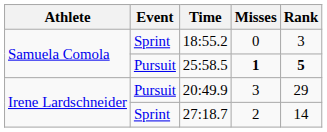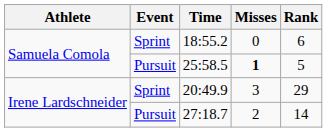(301, 41) 3 -> (301, 41) 6
(301, 66) bold -> (301, 66) normal
(155, 90) Pursuit -> (152, 90) Sprint
(152, 114) Sprint -> (155, 114) Pursuit
